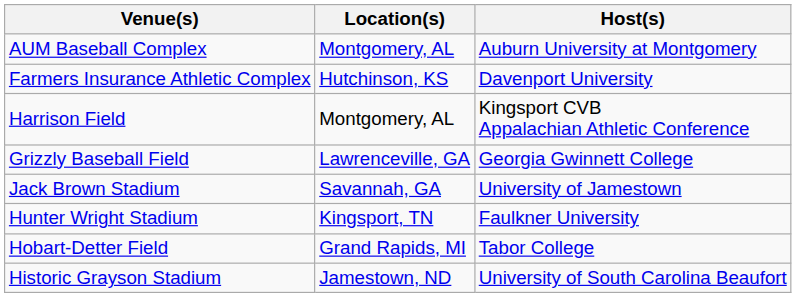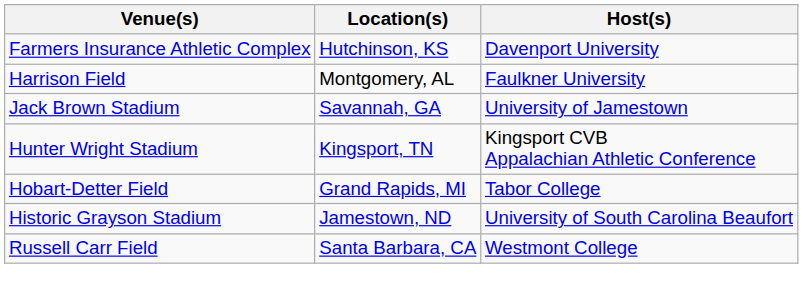- row: (108, 49)
(614, 118) Kingsport CVB Appalachian Athletic Conference -> (565, 78) Faulkner University
- row: (99, 159)
(559, 218) Faulkner University -> (620, 148) Kingsport CVB Appalachian Athletic Conference
+ row: (83, 248)
